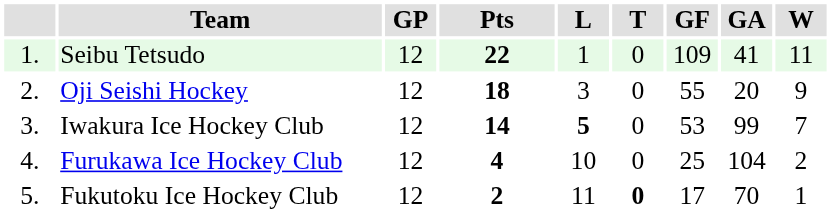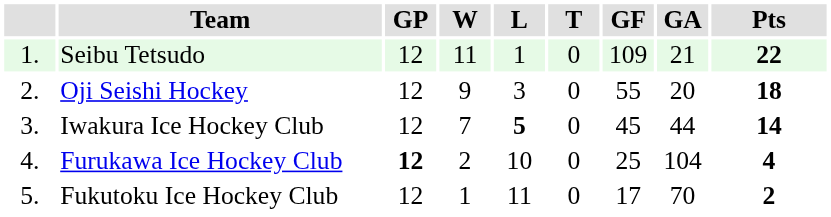columns swapped: (801, 19) <-> (497, 19)
(747, 55) 41 -> (683, 55) 21
(692, 125) 53 -> (628, 125) 45
(747, 125) 99 -> (683, 125) 44
(411, 160) normal -> (411, 160) bold
(638, 195) bold -> (574, 195) normal
